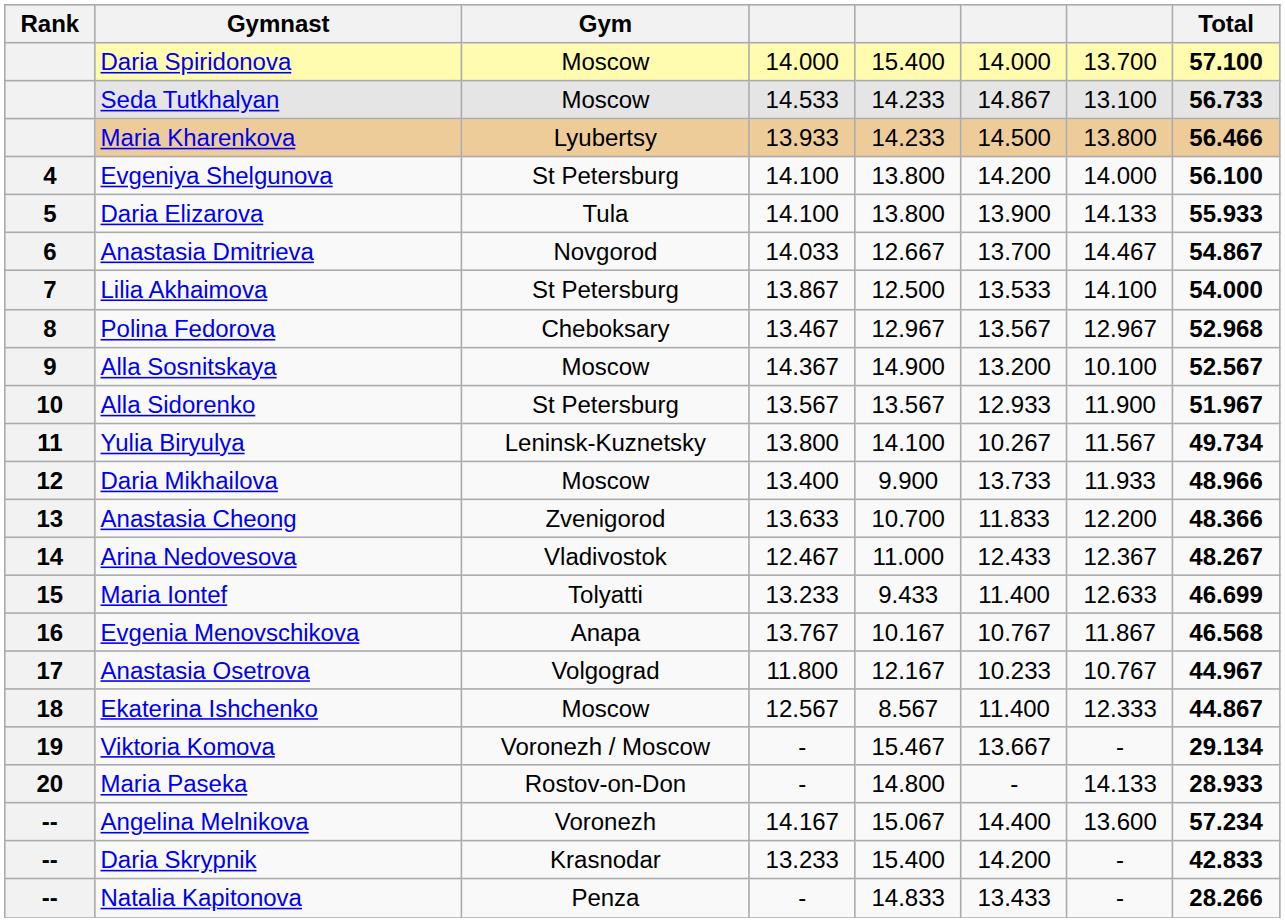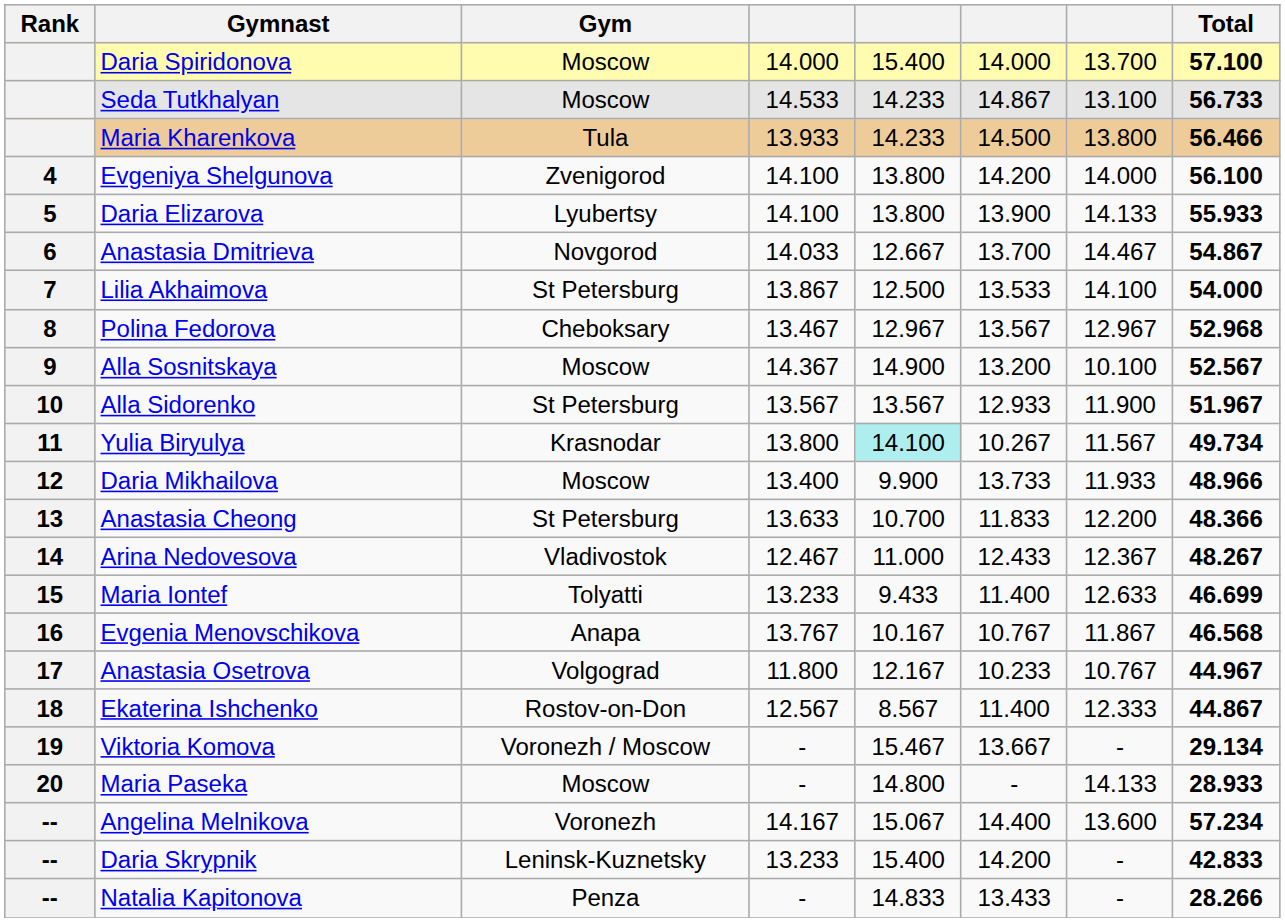(605, 138) Lyubertsy -> (605, 138) Tula
(605, 176) St Petersburg -> (605, 176) Zvenigorod
(605, 214) Tula -> (605, 214) Lyubertsy
(605, 442) Leninsk-Kuznetsky -> (605, 442) Krasnodar
(908, 442) no background -> (908, 442) paleturquoise background
(605, 518) Zvenigorod -> (605, 518) St Petersburg
(605, 708) Moscow -> (605, 708) Rostov-on-Don
(605, 784) Rostov-on-Don -> (605, 784) Moscow
(605, 860) Krasnodar -> (605, 860) Leninsk-Kuznetsky
